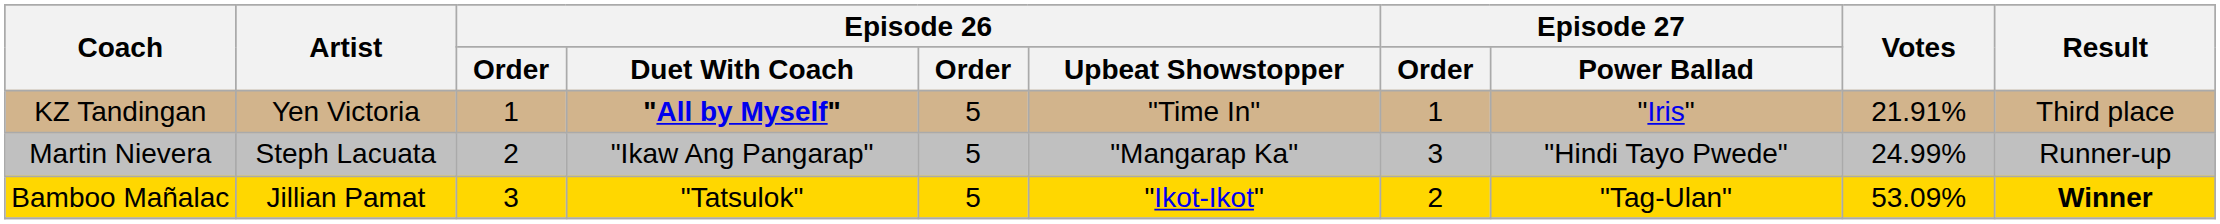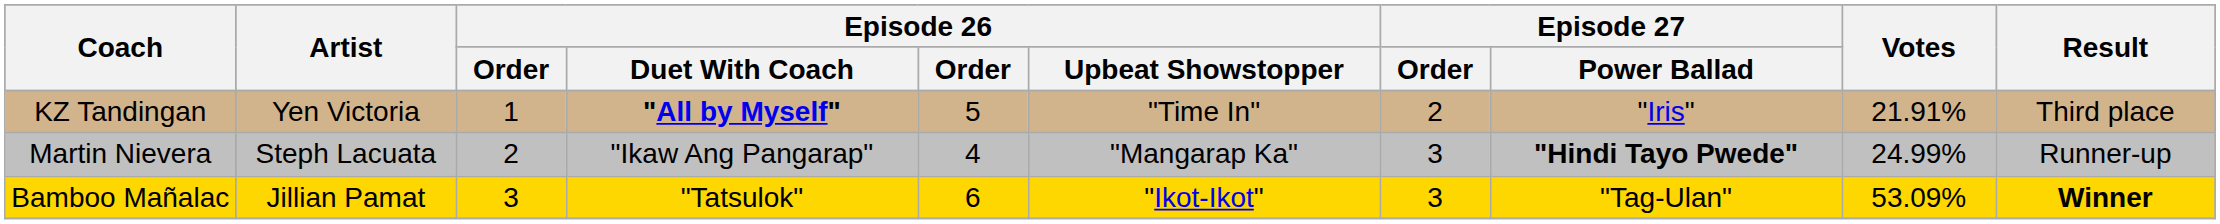(1435, 112) 1 -> (1435, 112) 2
(973, 154) 5 -> (973, 154) 4
(1666, 154) normal -> (1666, 154) bold
(973, 197) 5 -> (973, 197) 6
(1435, 197) 2 -> (1435, 197) 3
